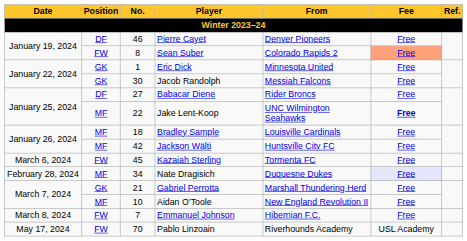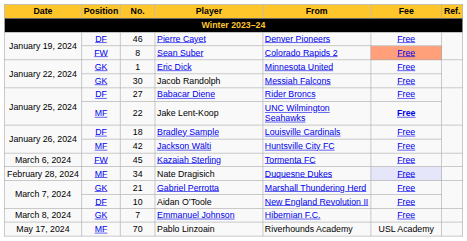(101, 132) MF -> (101, 132) DF
(101, 202) MF -> (101, 202) DF
(101, 216) FW -> (101, 216) GK
(101, 230) FW -> (101, 230) MF
